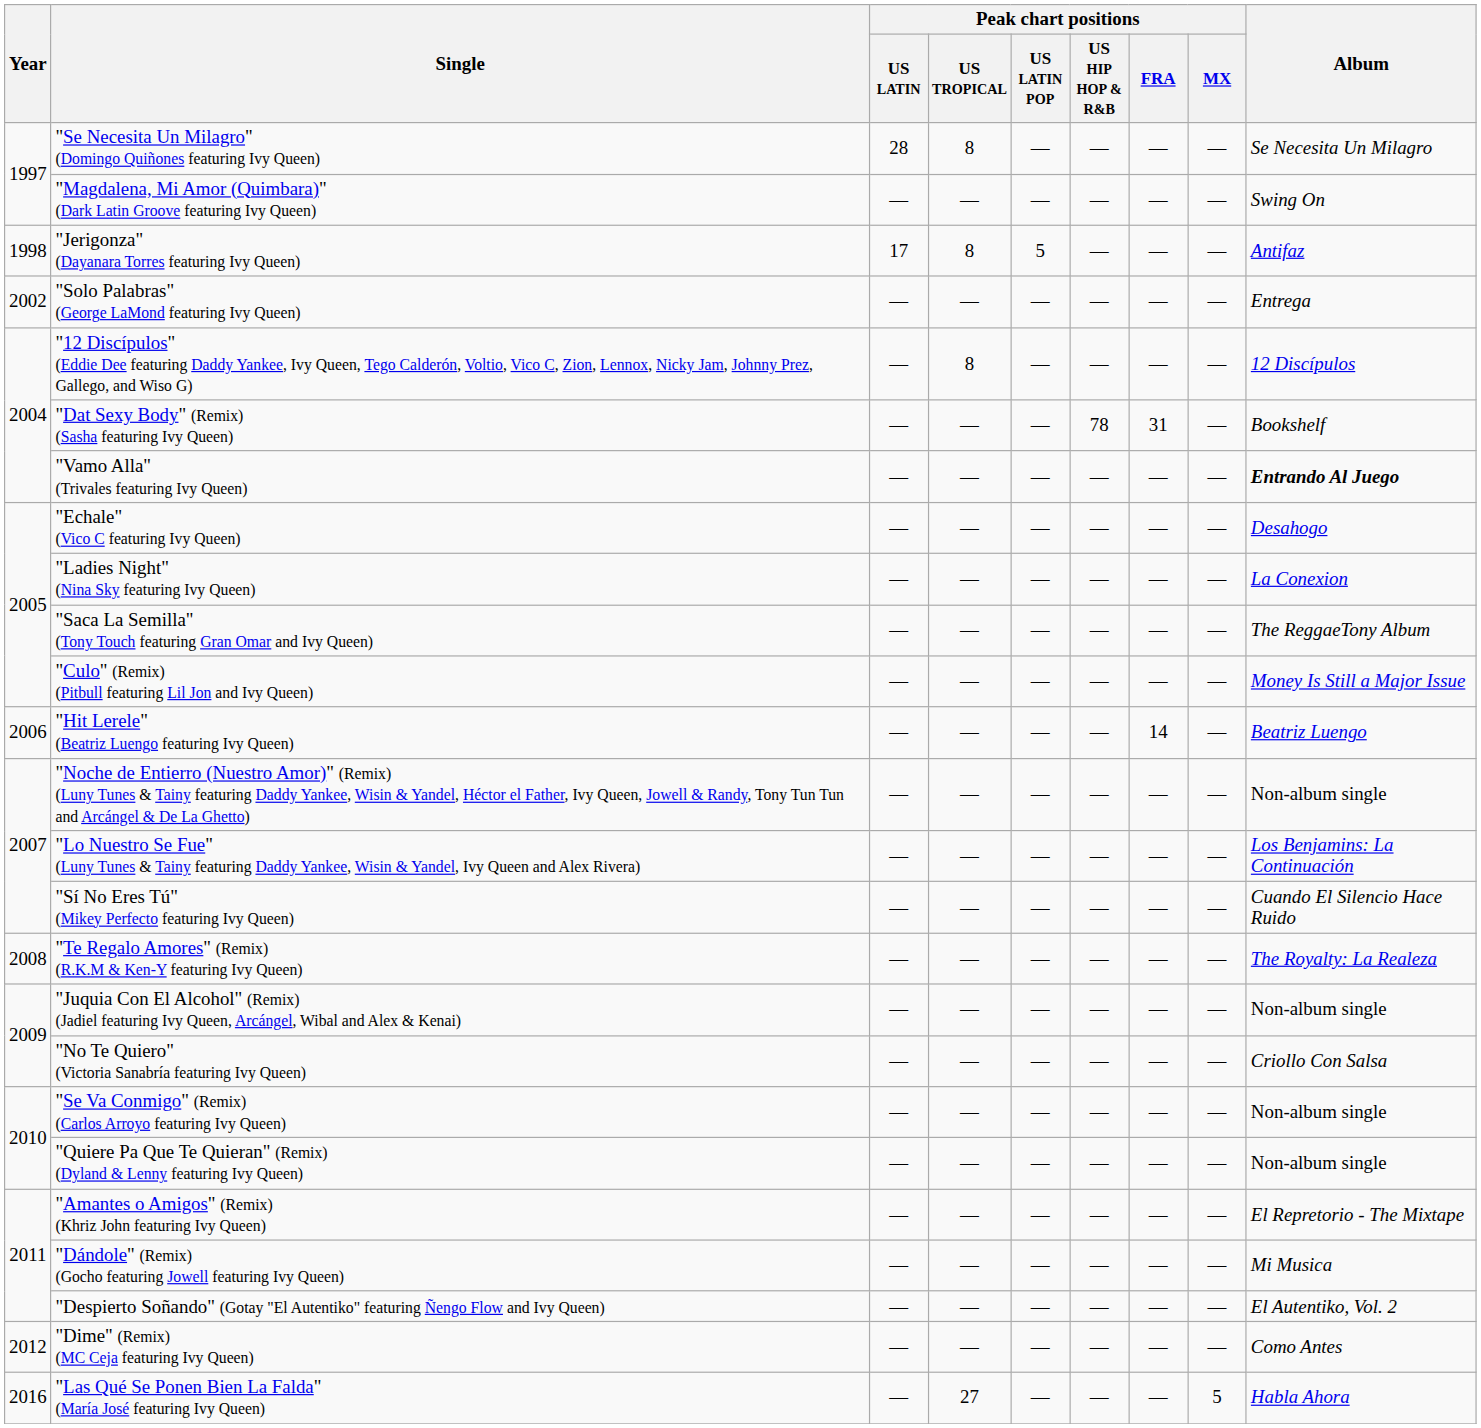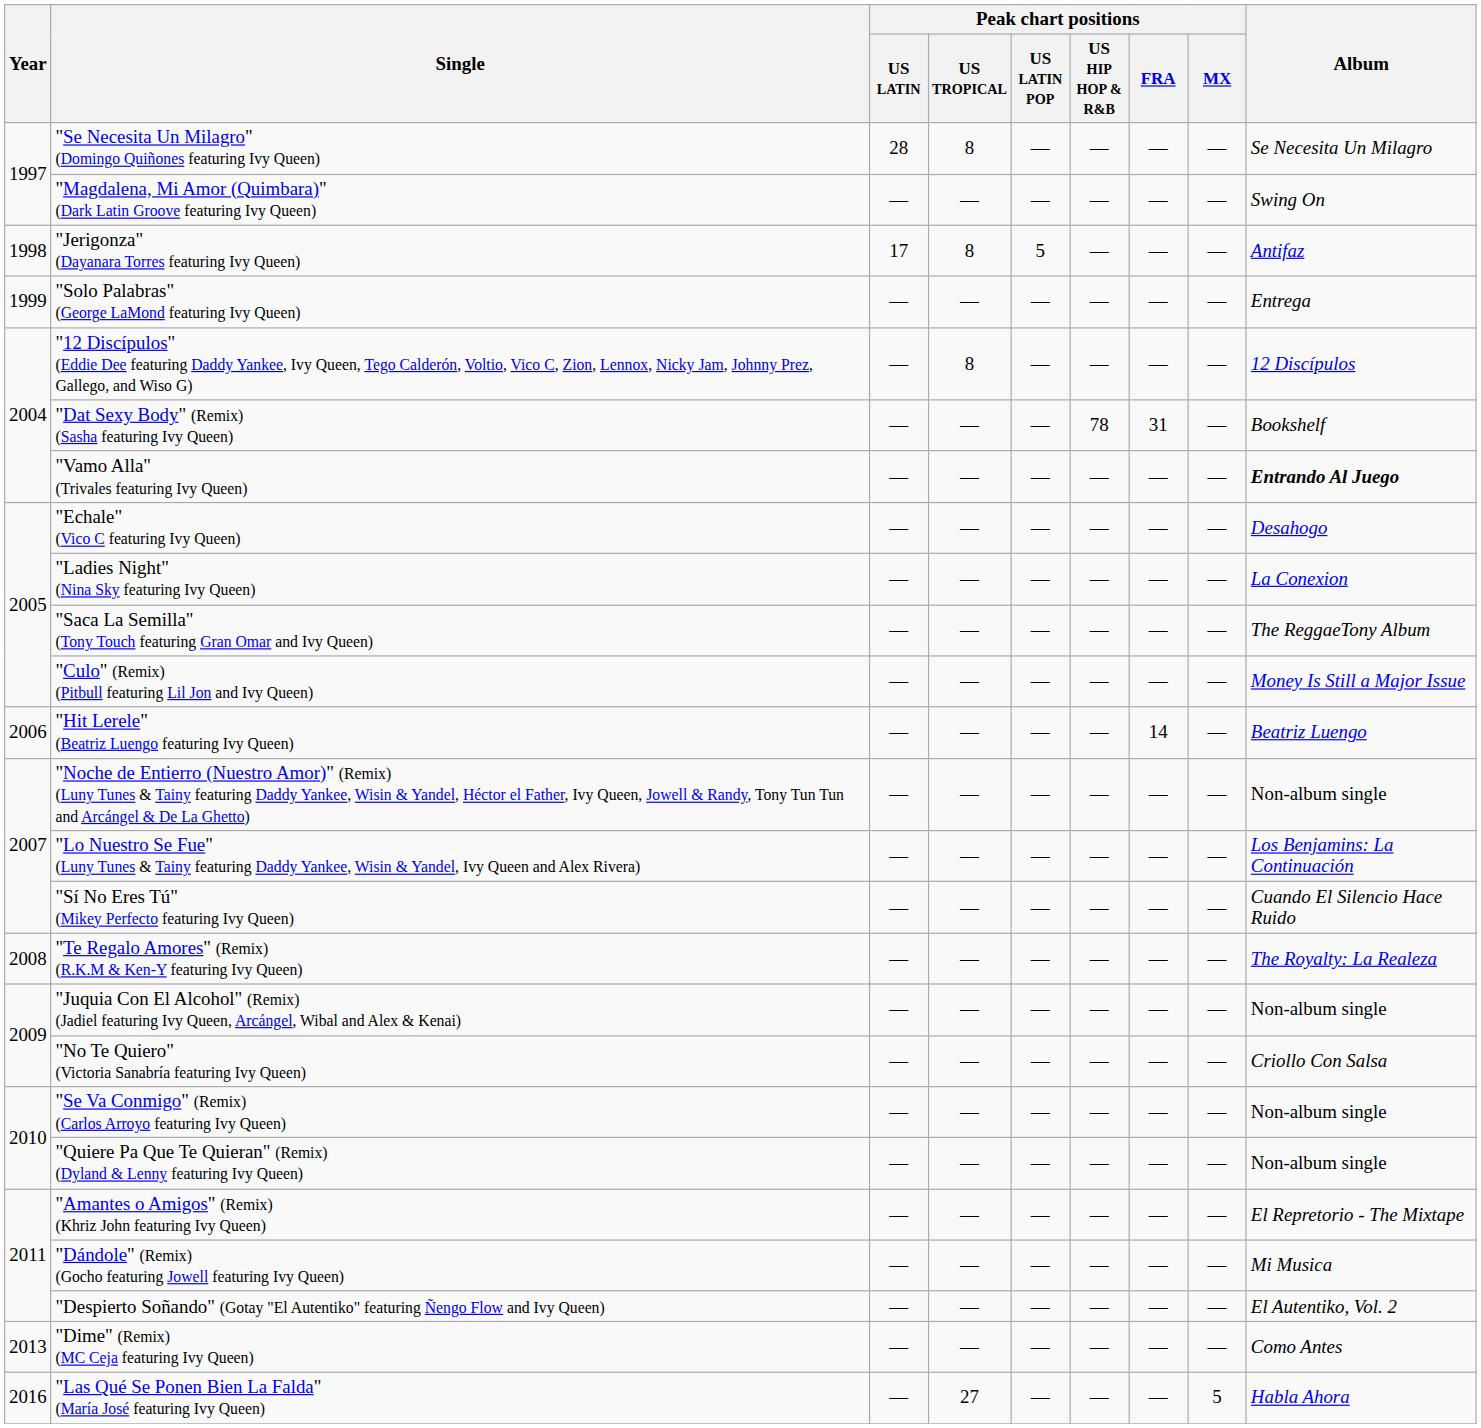(28, 301) 2002 -> (28, 301) 1999
(28, 1346) 2012 -> (28, 1346) 2013
